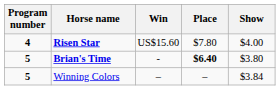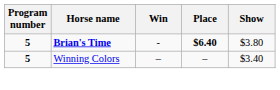- row: (77, 42)
(252, 76) $3.84 -> (252, 59) $3.40
